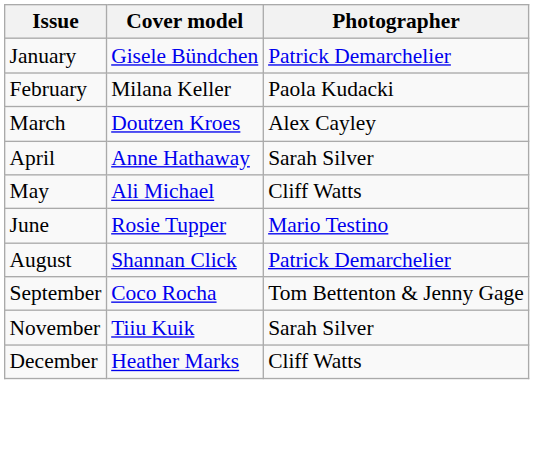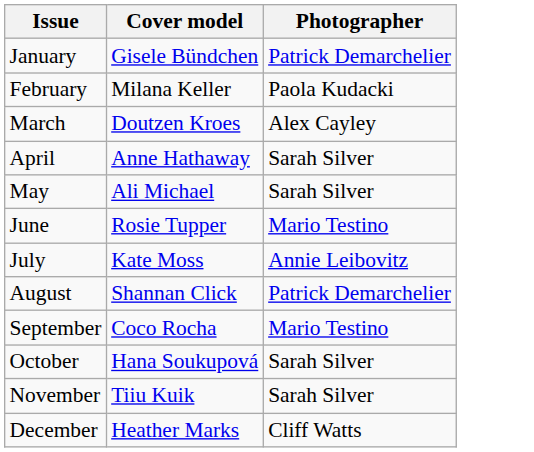(315, 191) Cliff Watts -> (321, 191) Sarah Silver
+ row: (27, 259)
(396, 293) Tom Bettenton & Jenny Gage -> (328, 327) Mario Testino
+ row: (44, 361)
